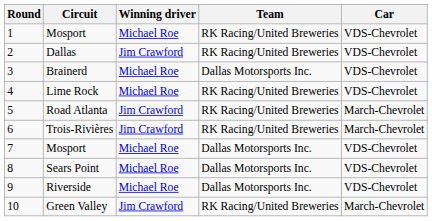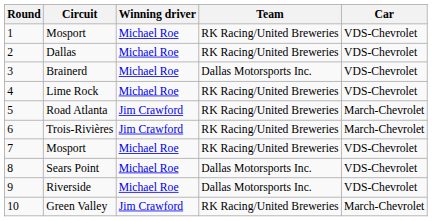(151, 52) Jim Crawford -> (149, 52) Michael Roe
(257, 149) Dallas Motorsports Inc. -> (270, 149) RK Racing/United Breweries
